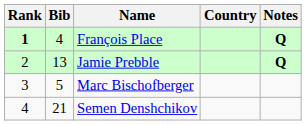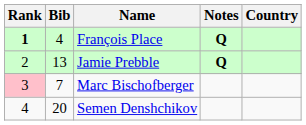columns swapped: (230, 16) <-> (281, 16)
(25, 85) no background -> (25, 85) pink background
(59, 85) 5 -> (59, 85) 7
(59, 108) 21 -> (59, 108) 20
